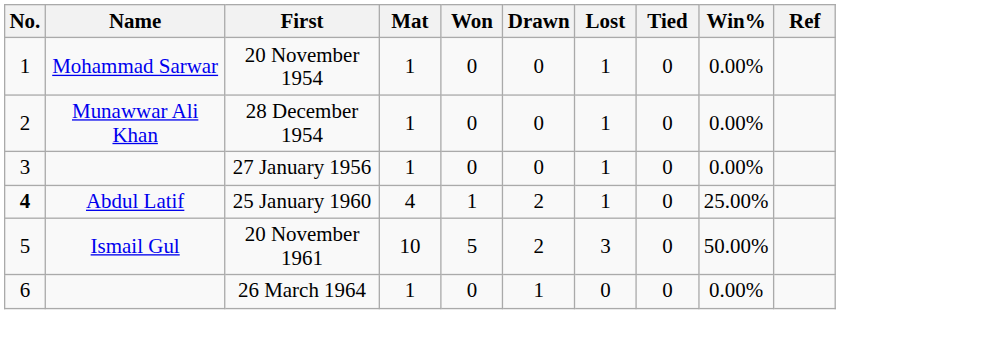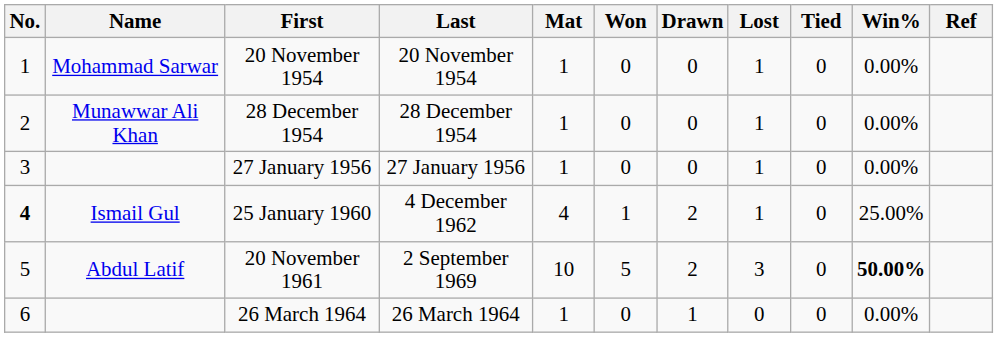+ column: (456, 21)
(135, 201) Abdul Latif -> (135, 213) Ismail Gul
(135, 246) Ismail Gul -> (135, 269) Abdul Latif
(736, 246) normal -> (891, 269) bold
